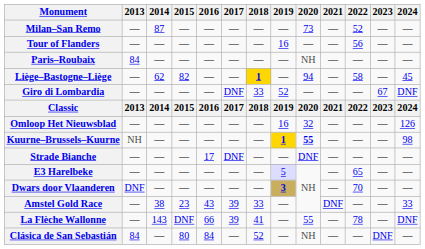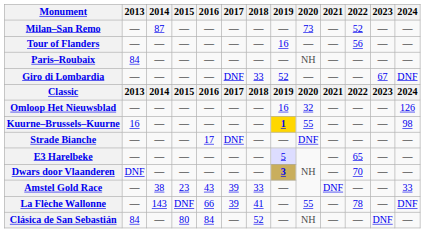- row: (63, 76)
(135, 140) NH -> (135, 124) 16
(308, 140) bold -> (308, 124) normal
